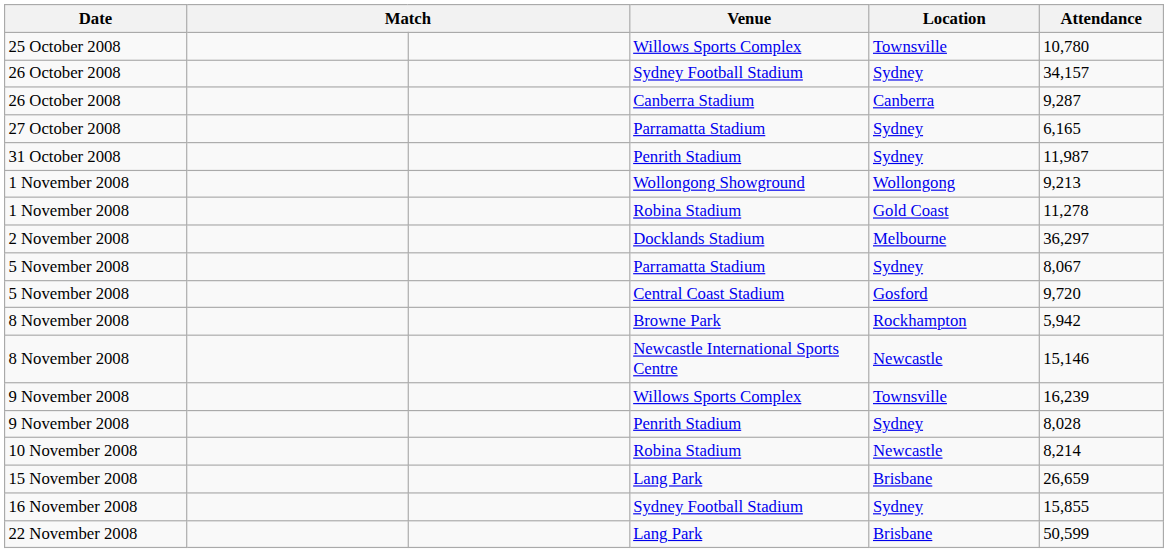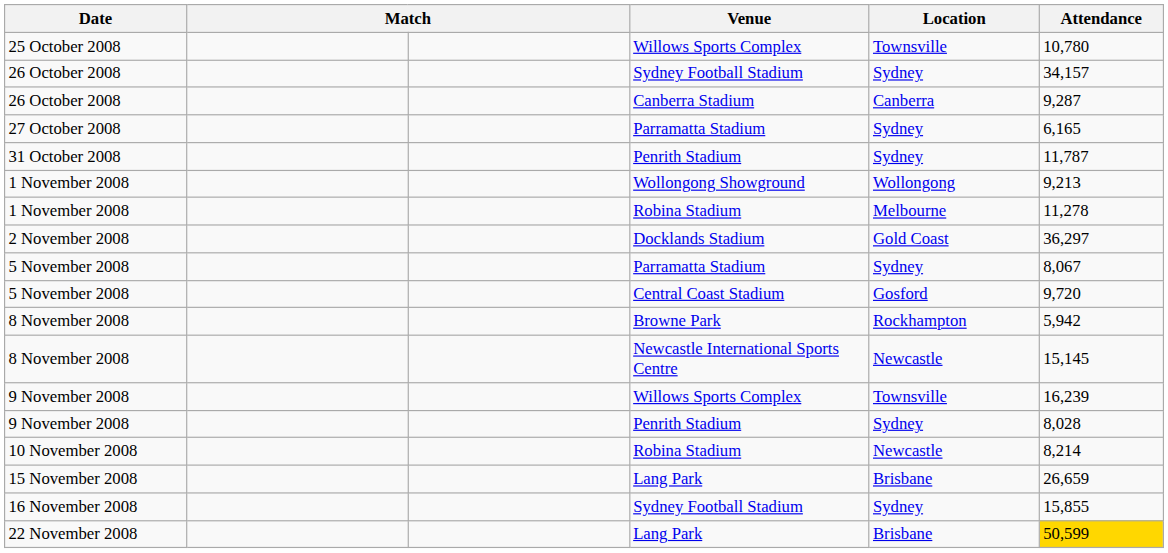(1066, 156) 11,987 -> (1066, 156) 11,787
(911, 211) Gold Coast -> (910, 211) Melbourne
(910, 239) Melbourne -> (911, 239) Gold Coast
(1066, 359) 15,146 -> (1066, 359) 15,145
(1066, 534) no background -> (1066, 534) gold background
